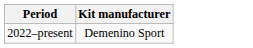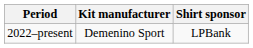+ column: (211, 14)
